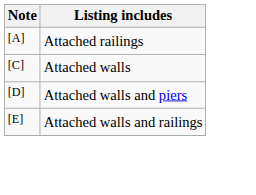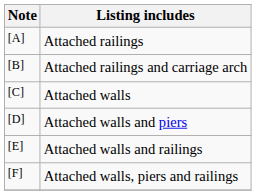+ row: (145, 68)
+ row: (141, 176)
